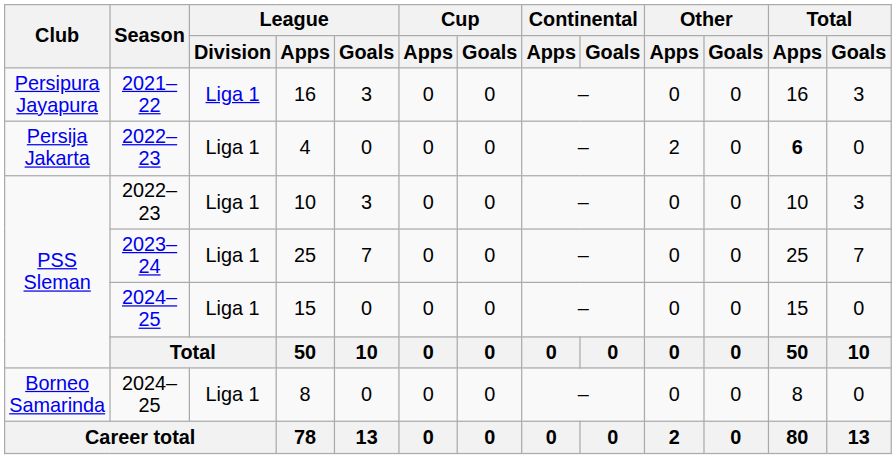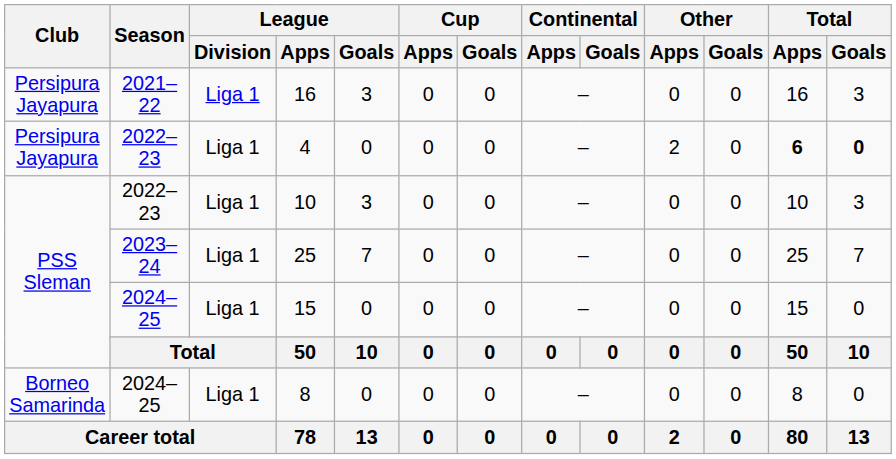(57, 148) Persija Jakarta -> (57, 148) Persipura Jayapura
(859, 148) normal -> (859, 148) bold
